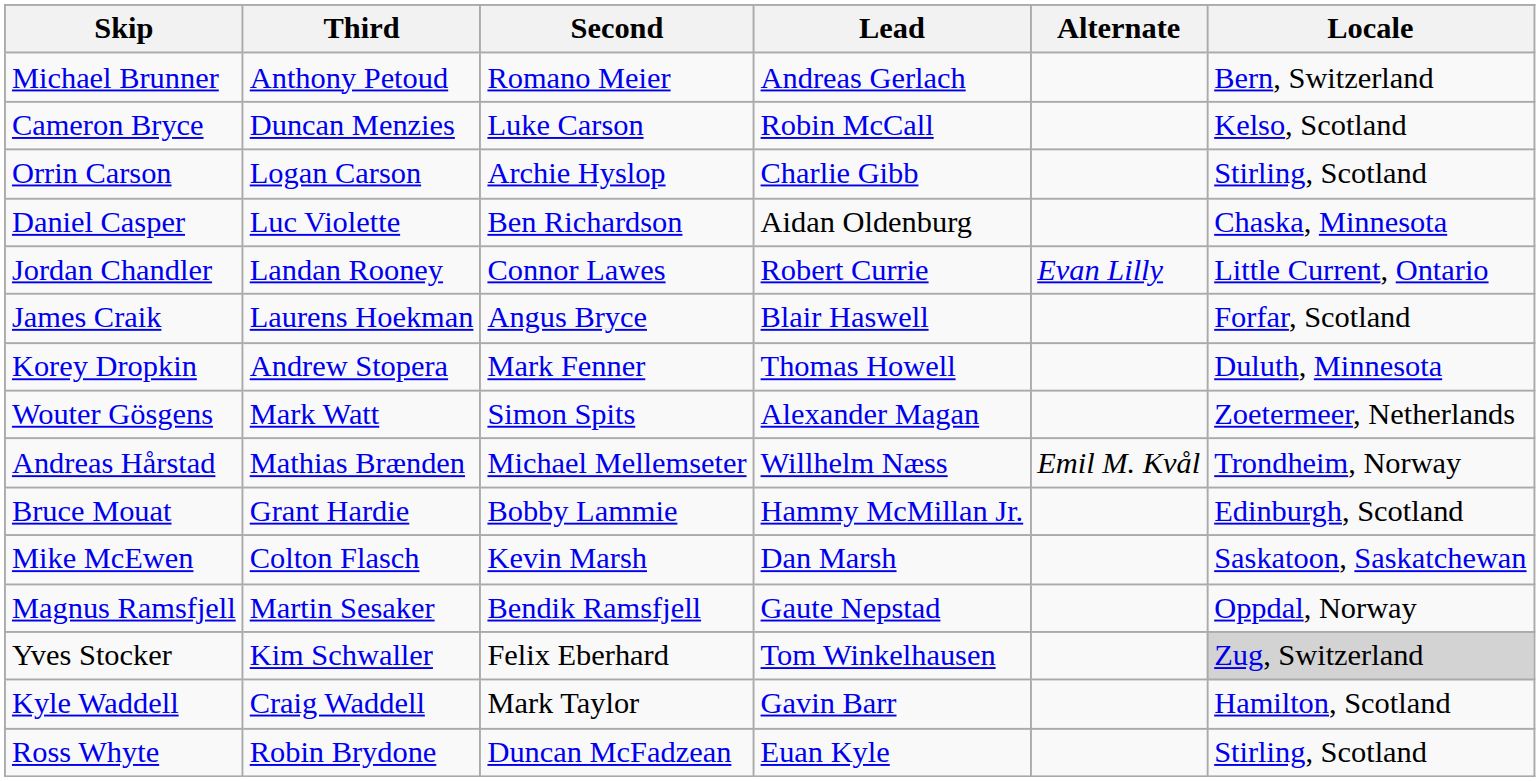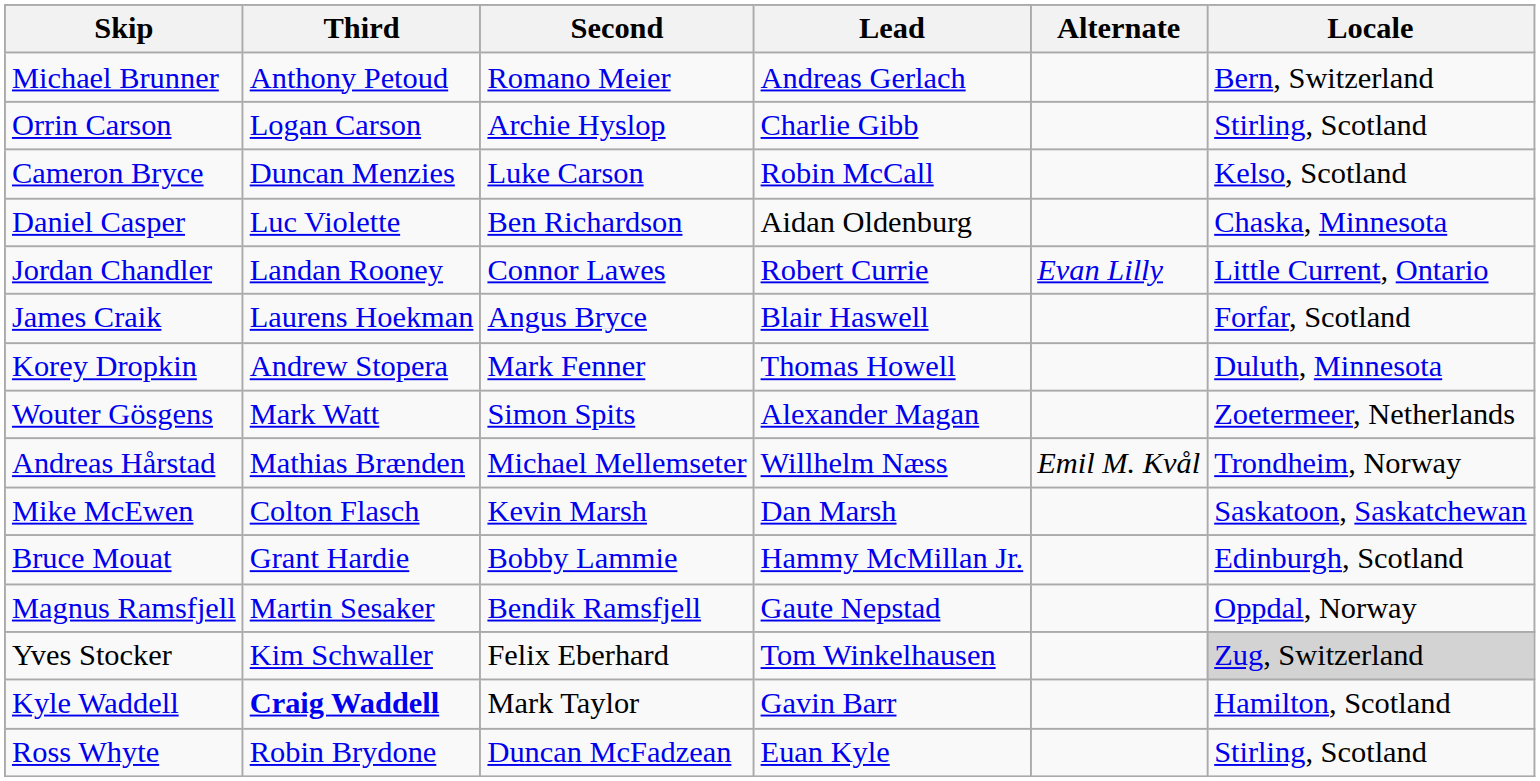rows swapped: (108, 125) <-> (92, 173)
rows swapped: (103, 558) <-> (92, 510)
(337, 703) normal -> (344, 703) bold
